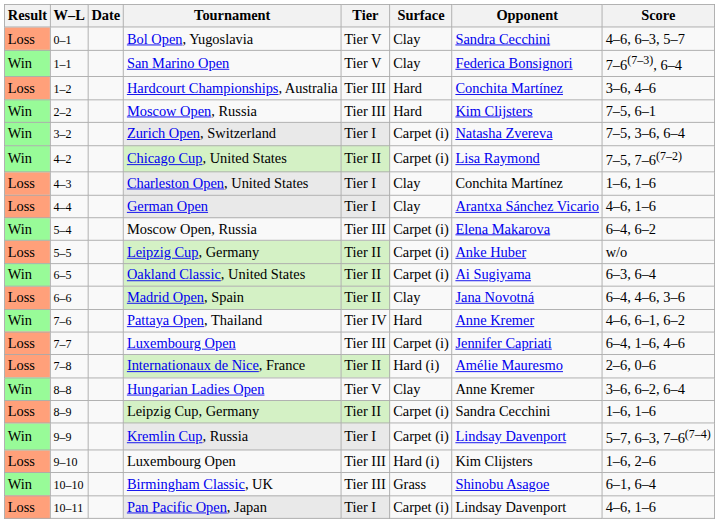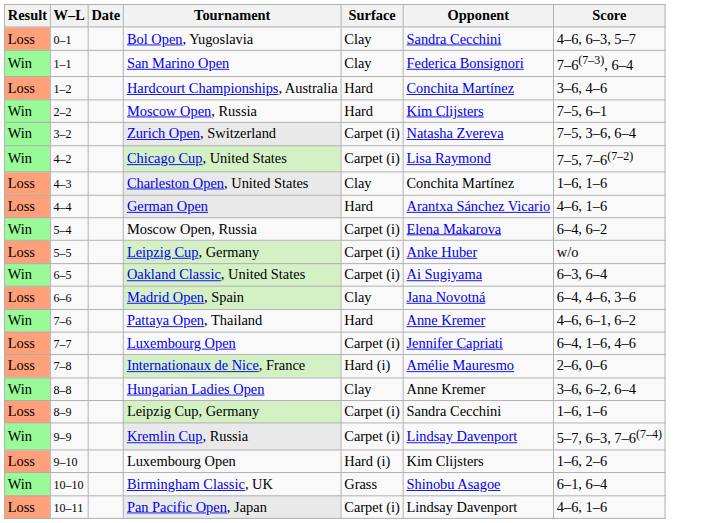- column: (365, 15)
(407, 206) Clay -> (359, 206) Hard
